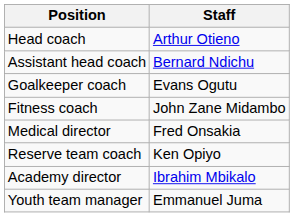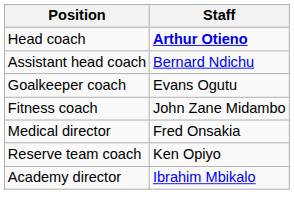(196, 39) normal -> (200, 39) bold
- row: (75, 200)
